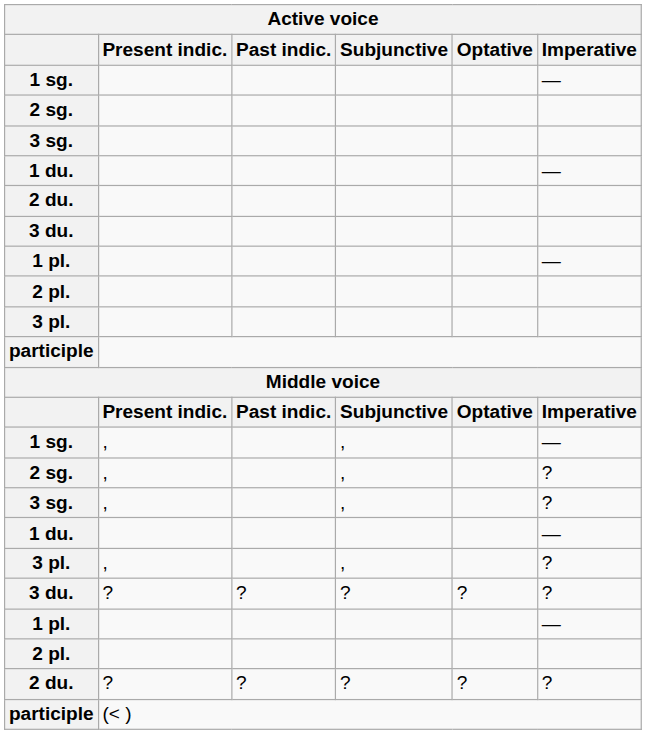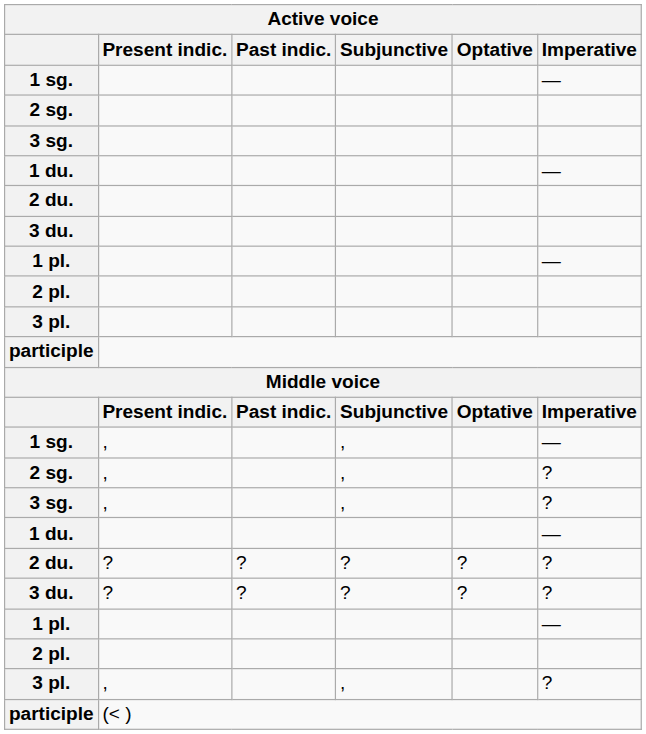rows swapped: (51, 683) <-> (51, 563)
